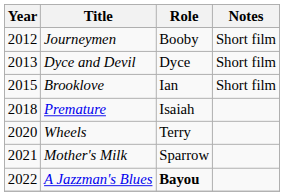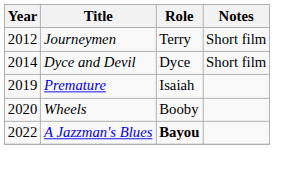(179, 39) Booby -> (175, 39) Terry
(23, 62) 2013 -> (23, 62) 2014
- row: (74, 86)
(23, 109) 2018 -> (23, 86) 2019
(175, 132) Terry -> (179, 109) Booby
- row: (86, 156)
